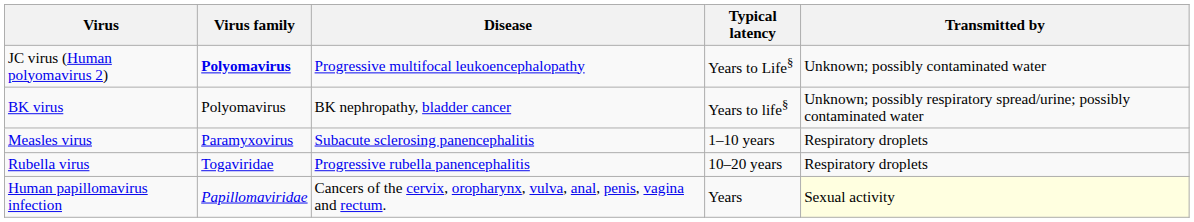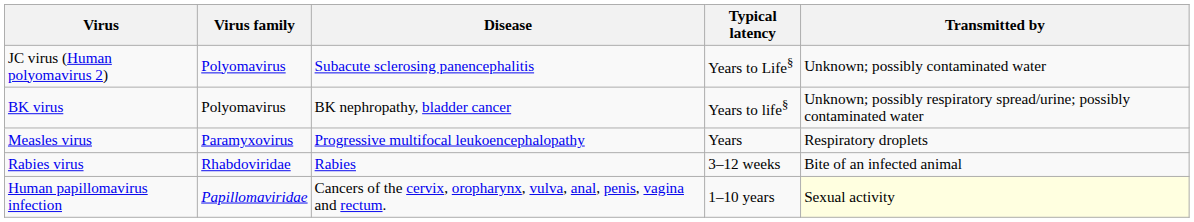(246, 66) bold -> (243, 66) normal
(450, 66) Progressive multifocal leukoencephalopathy -> (424, 66) Subacute sclerosing panencephalitis
(424, 140) Subacute sclerosing panencephalitis -> (450, 140) Progressive multifocal leukoencephalopathy
(741, 140) 1–10 years -> (725, 140) Years
- row: (49, 164)
+ row: (46, 164)
(725, 196) Years -> (741, 196) 1–10 years
